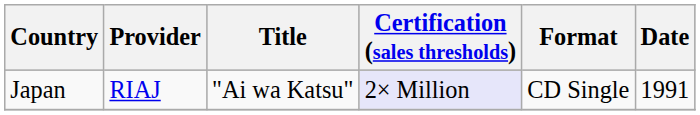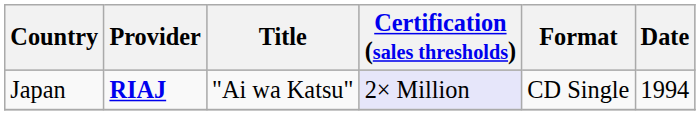(135, 89) normal -> (138, 89) bold
(665, 89) 1991 -> (665, 89) 1994
